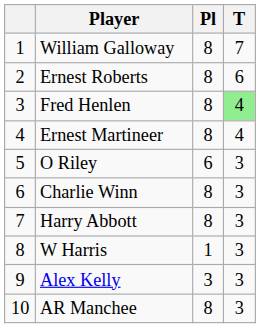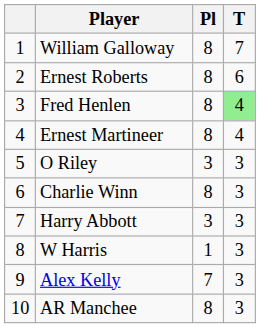(208, 163) 6 -> (208, 163) 3
(208, 221) 8 -> (208, 221) 3
(208, 279) 3 -> (208, 279) 7
